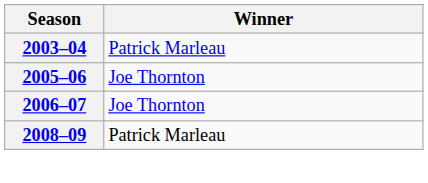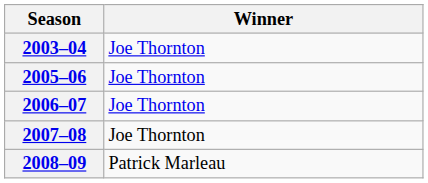(167, 47) Patrick Marleau -> (157, 47) Joe Thornton
+ row: (54, 134)
